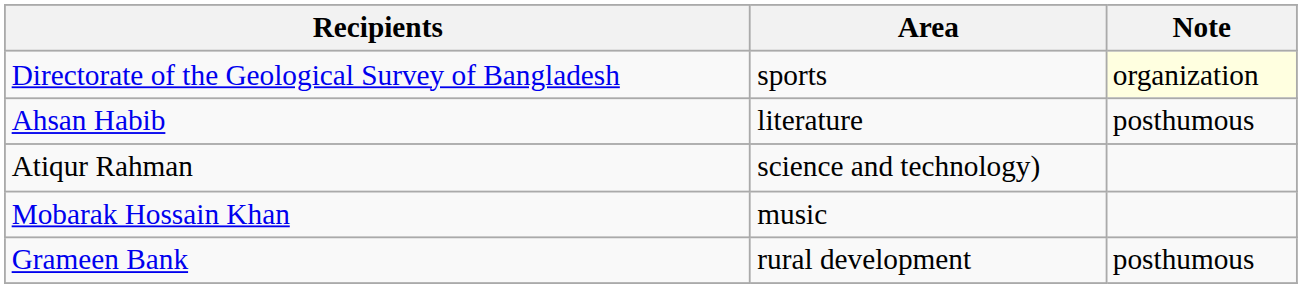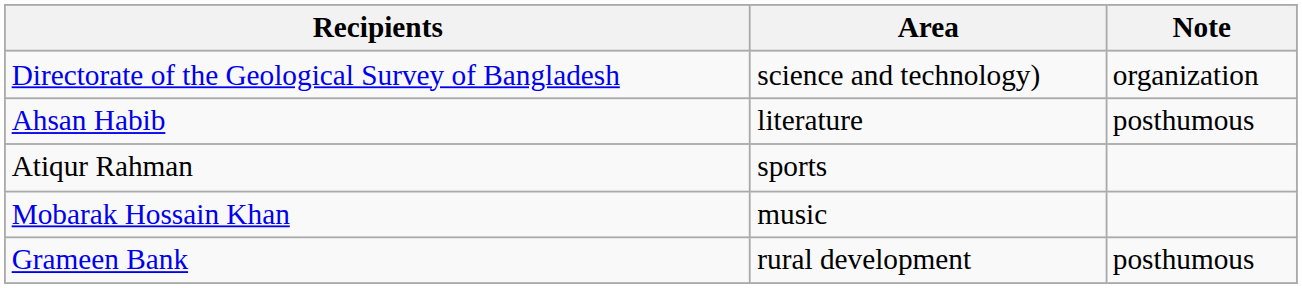(792, 74) sports -> (899, 74) science and technology)
(1186, 74) lightyellow background -> (1186, 74) no background
(899, 167) science and technology) -> (792, 167) sports
